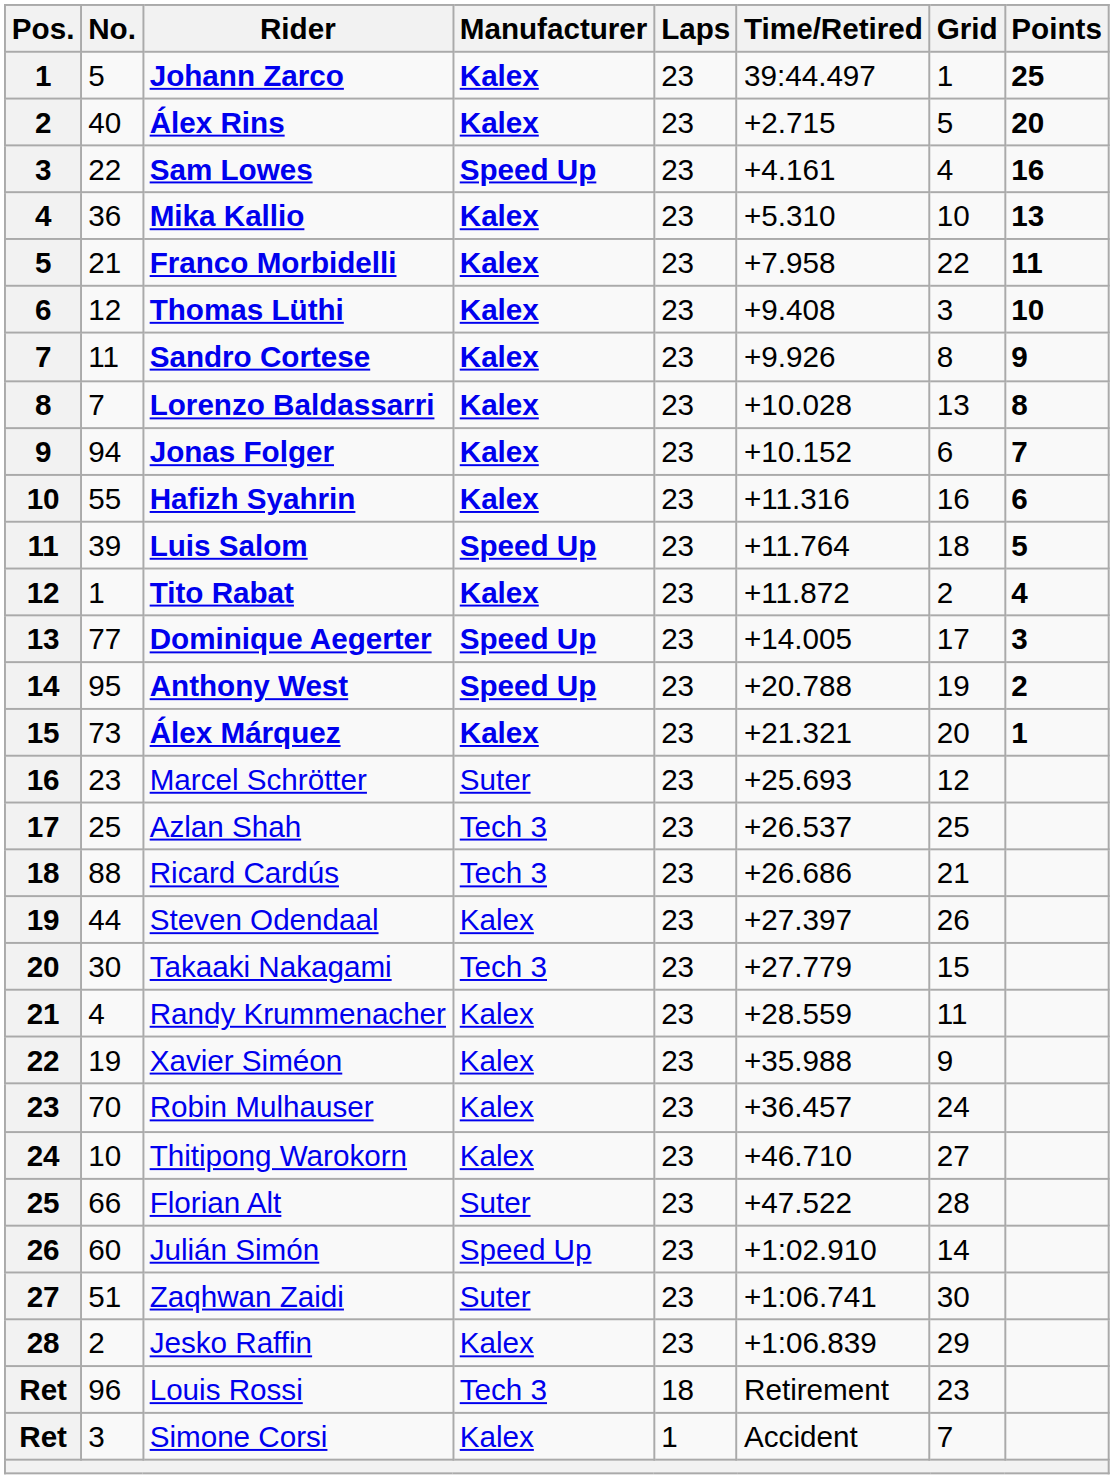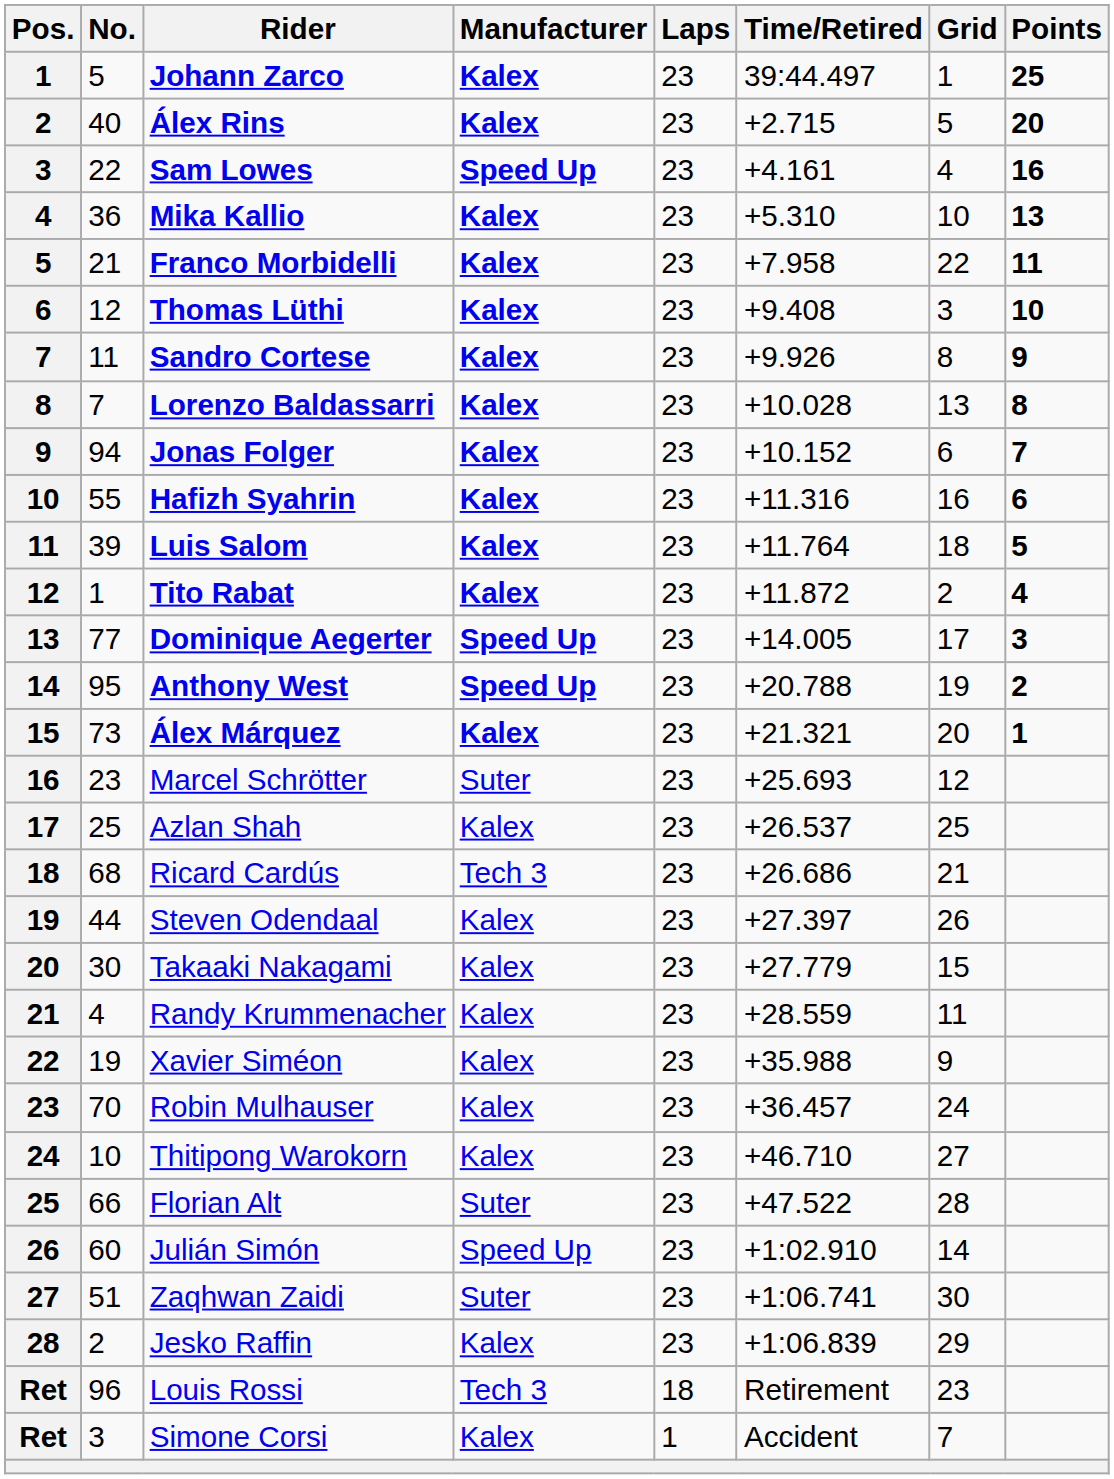(528, 545) Speed Up -> (499, 545) Kalex
(503, 826) Tech 3 -> (497, 826) Kalex
(105, 873) 88 -> (105, 873) 68
(503, 967) Tech 3 -> (497, 967) Kalex
